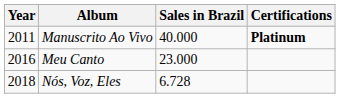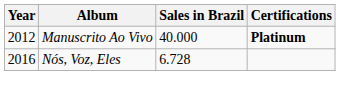(22, 37) 2011 -> (22, 37) 2012
- row: (73, 59)
(22, 81) 2018 -> (22, 59) 2016
